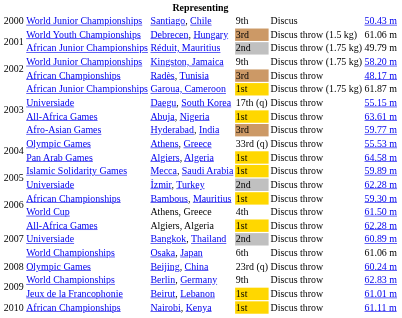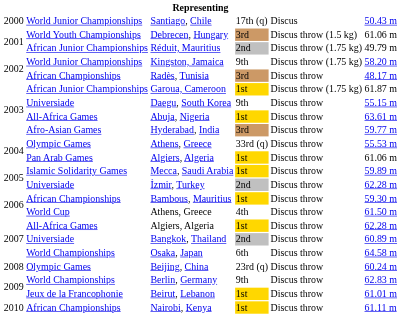(242, 21) 9th -> (252, 21) 17th (q)
(252, 103) 17th (q) -> (242, 103) 9th
(381, 157) 64.58 m -> (381, 157) 61.06 m
(381, 253) 61.06 m -> (381, 253) 64.58 m
